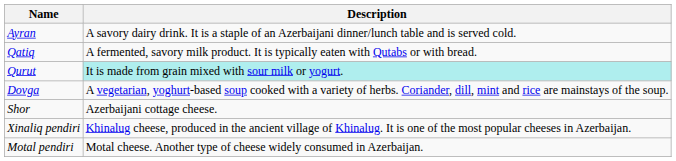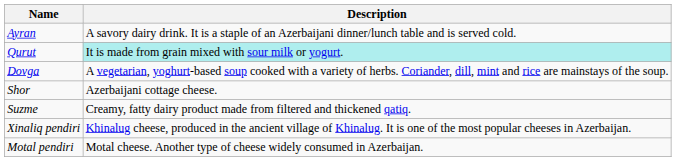- row: (21, 52)
+ row: (22, 109)
